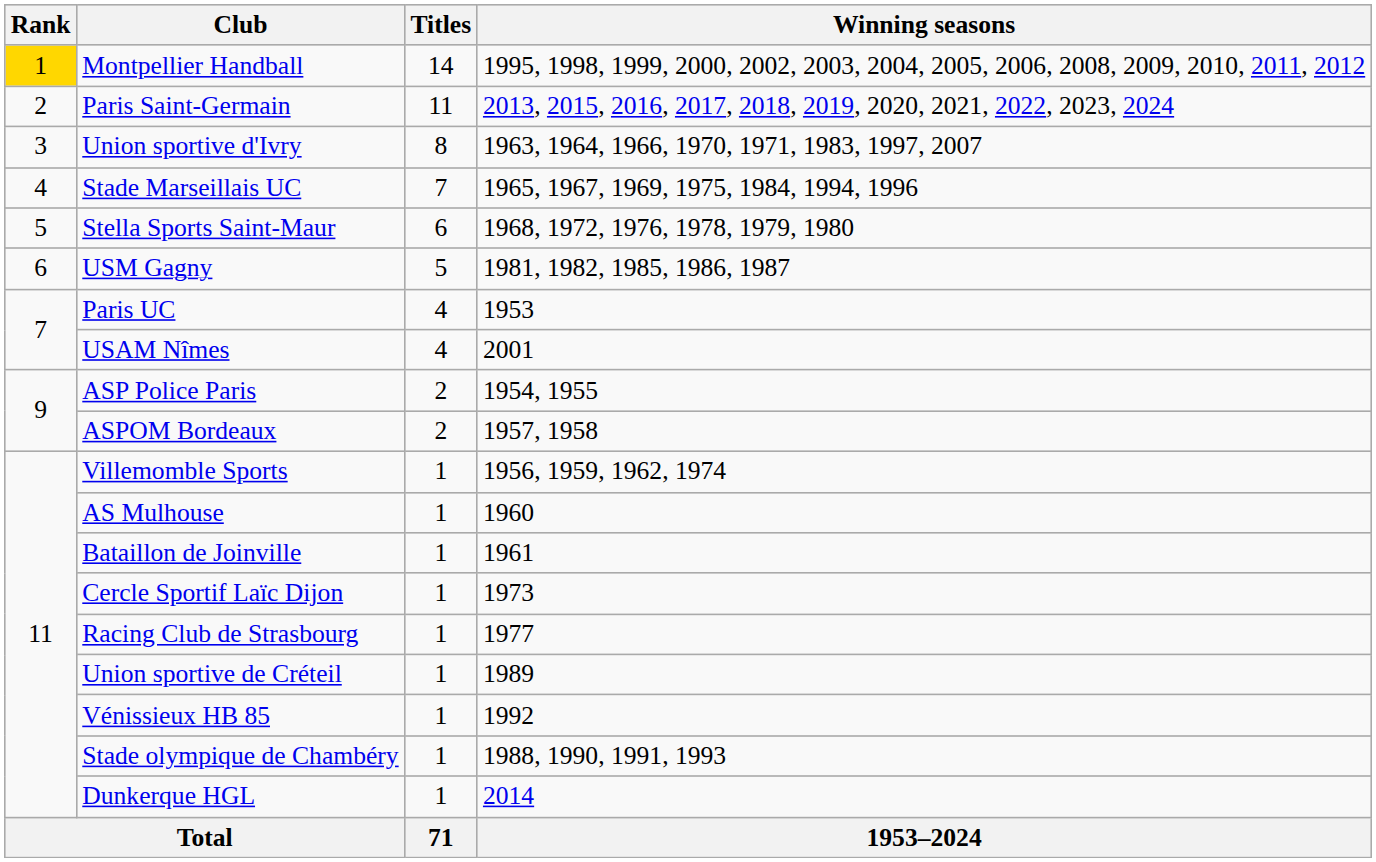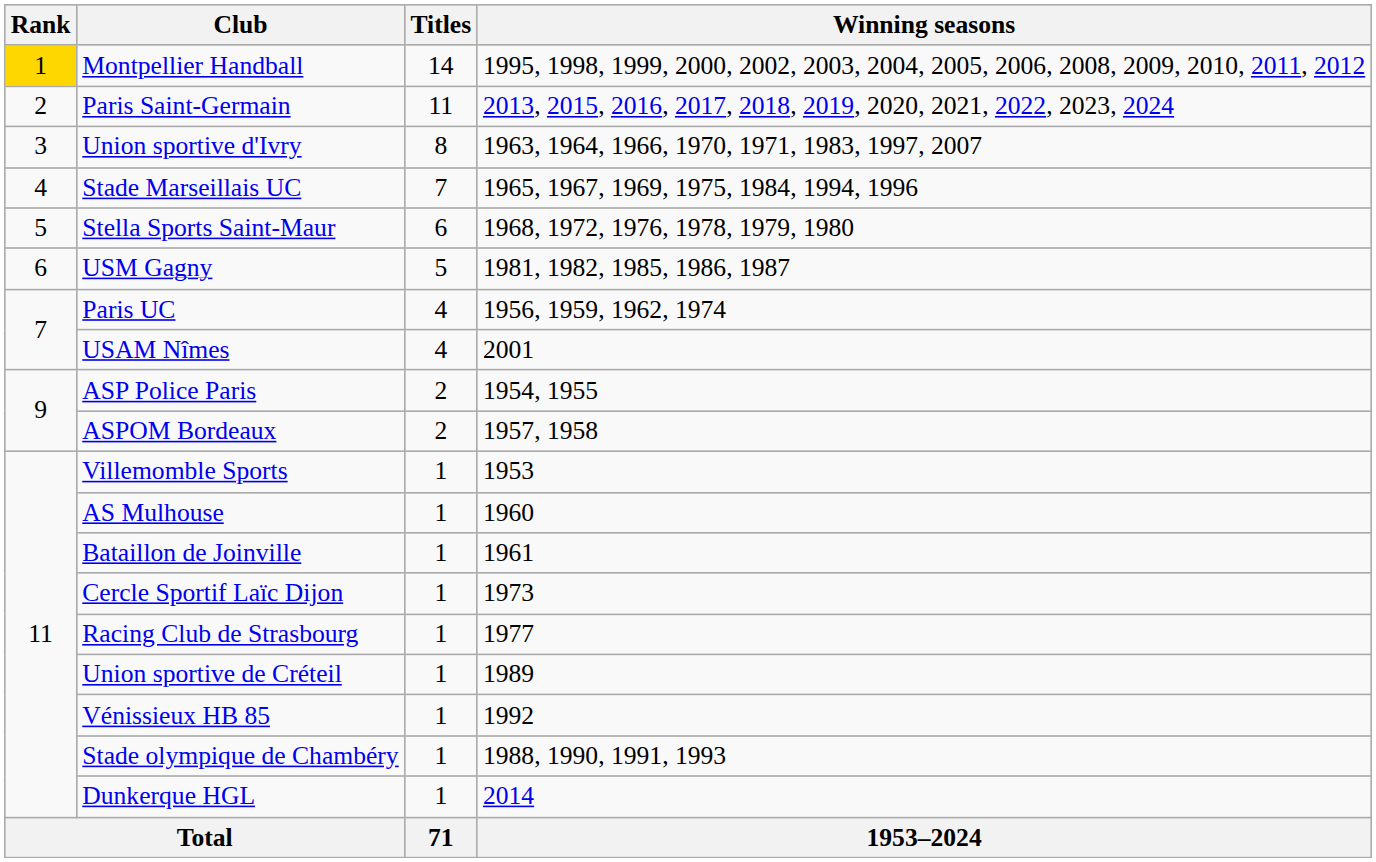(509, 308) 1953 -> (605, 308) 1956, 1959, 1962, 1974
(605, 471) 1956, 1959, 1962, 1974 -> (509, 471) 1953
